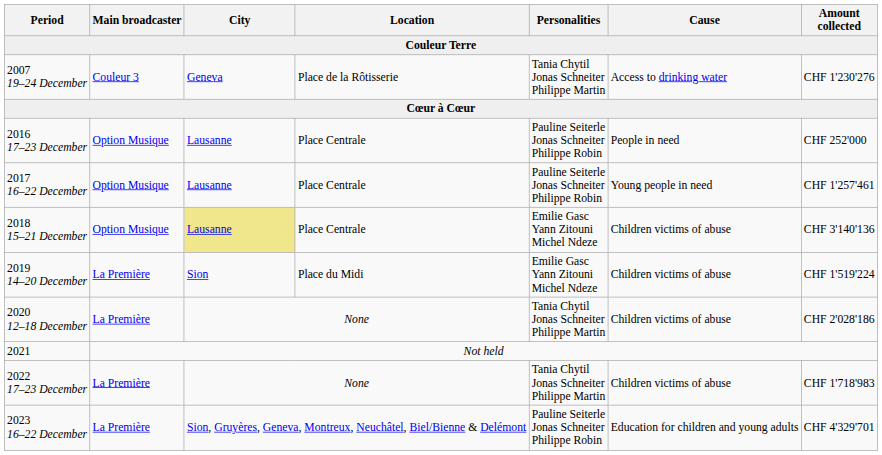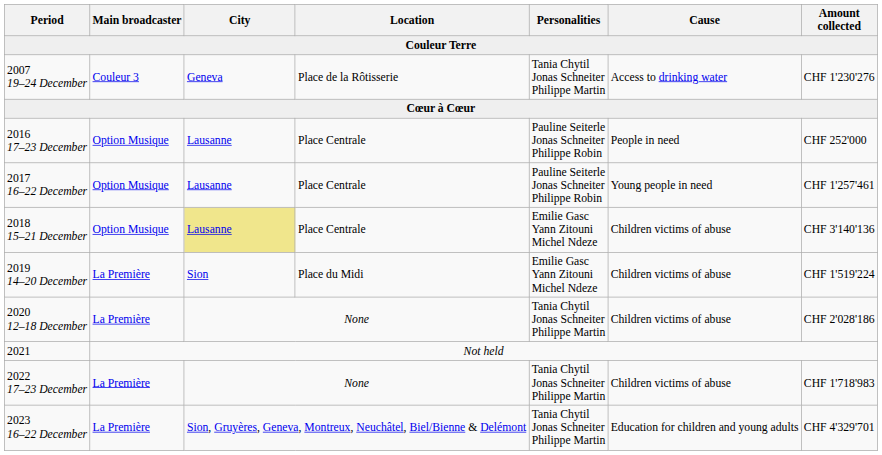(568, 427) Pauline Seiterle Jonas Schneiter Philippe Robin -> (568, 427) Tania Chytil Jonas Schneiter Philippe Martin
